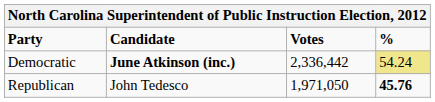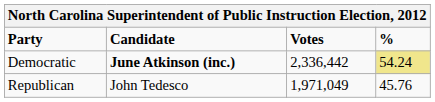(319, 85) 1,971,050 -> (319, 85) 1,971,049
(396, 85) bold -> (396, 85) normal
